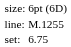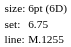rows swapped: (12, 39) <-> (15, 24)
